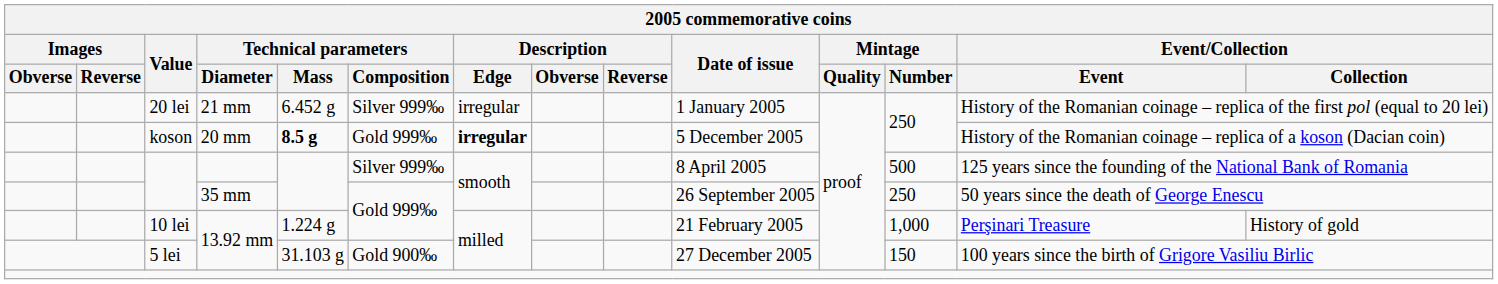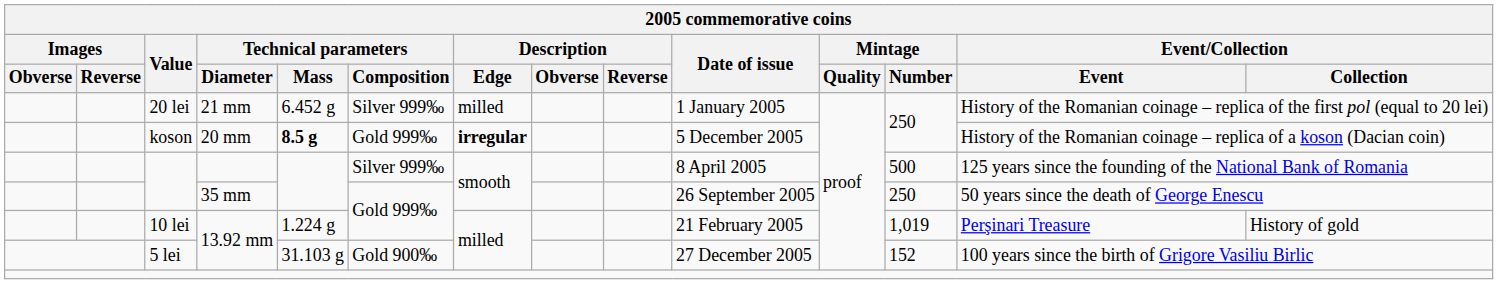(489, 107) irregular -> (481, 107) milled
(909, 225) 1,000 -> (909, 225) 1,019
(902, 255) 150 -> (902, 255) 152
